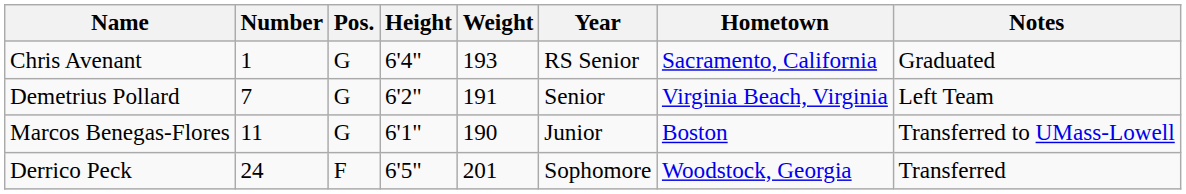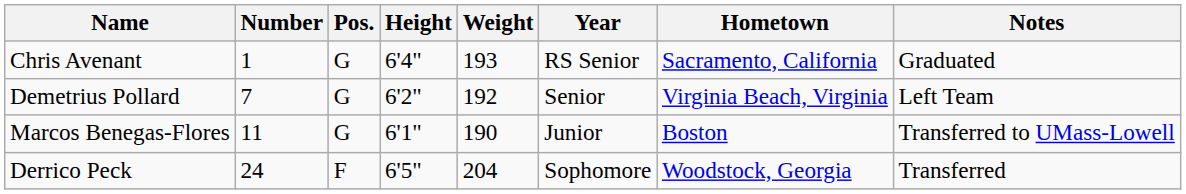(480, 96) 191 -> (480, 96) 192
(480, 170) 201 -> (480, 170) 204
